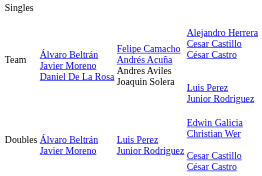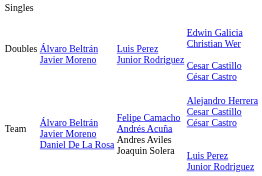rows swapped: (21, 139) <-> (16, 60)
